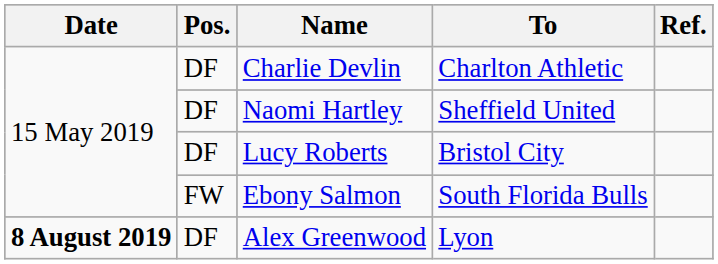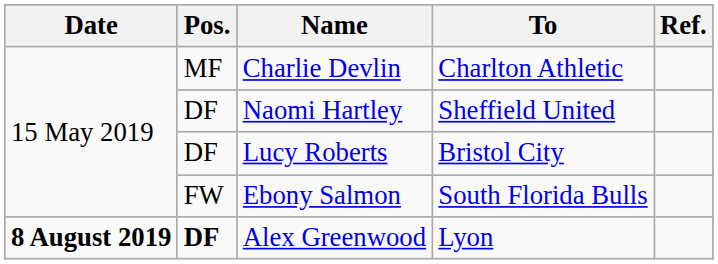(201, 68) DF -> (203, 68) MF
(201, 237) normal -> (201, 237) bold
